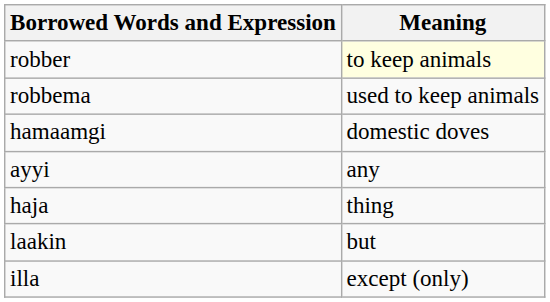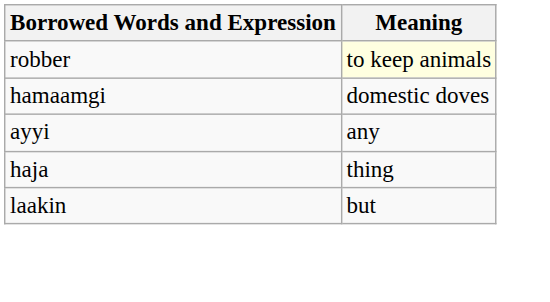- row: (50, 95)
- row: (25, 278)
